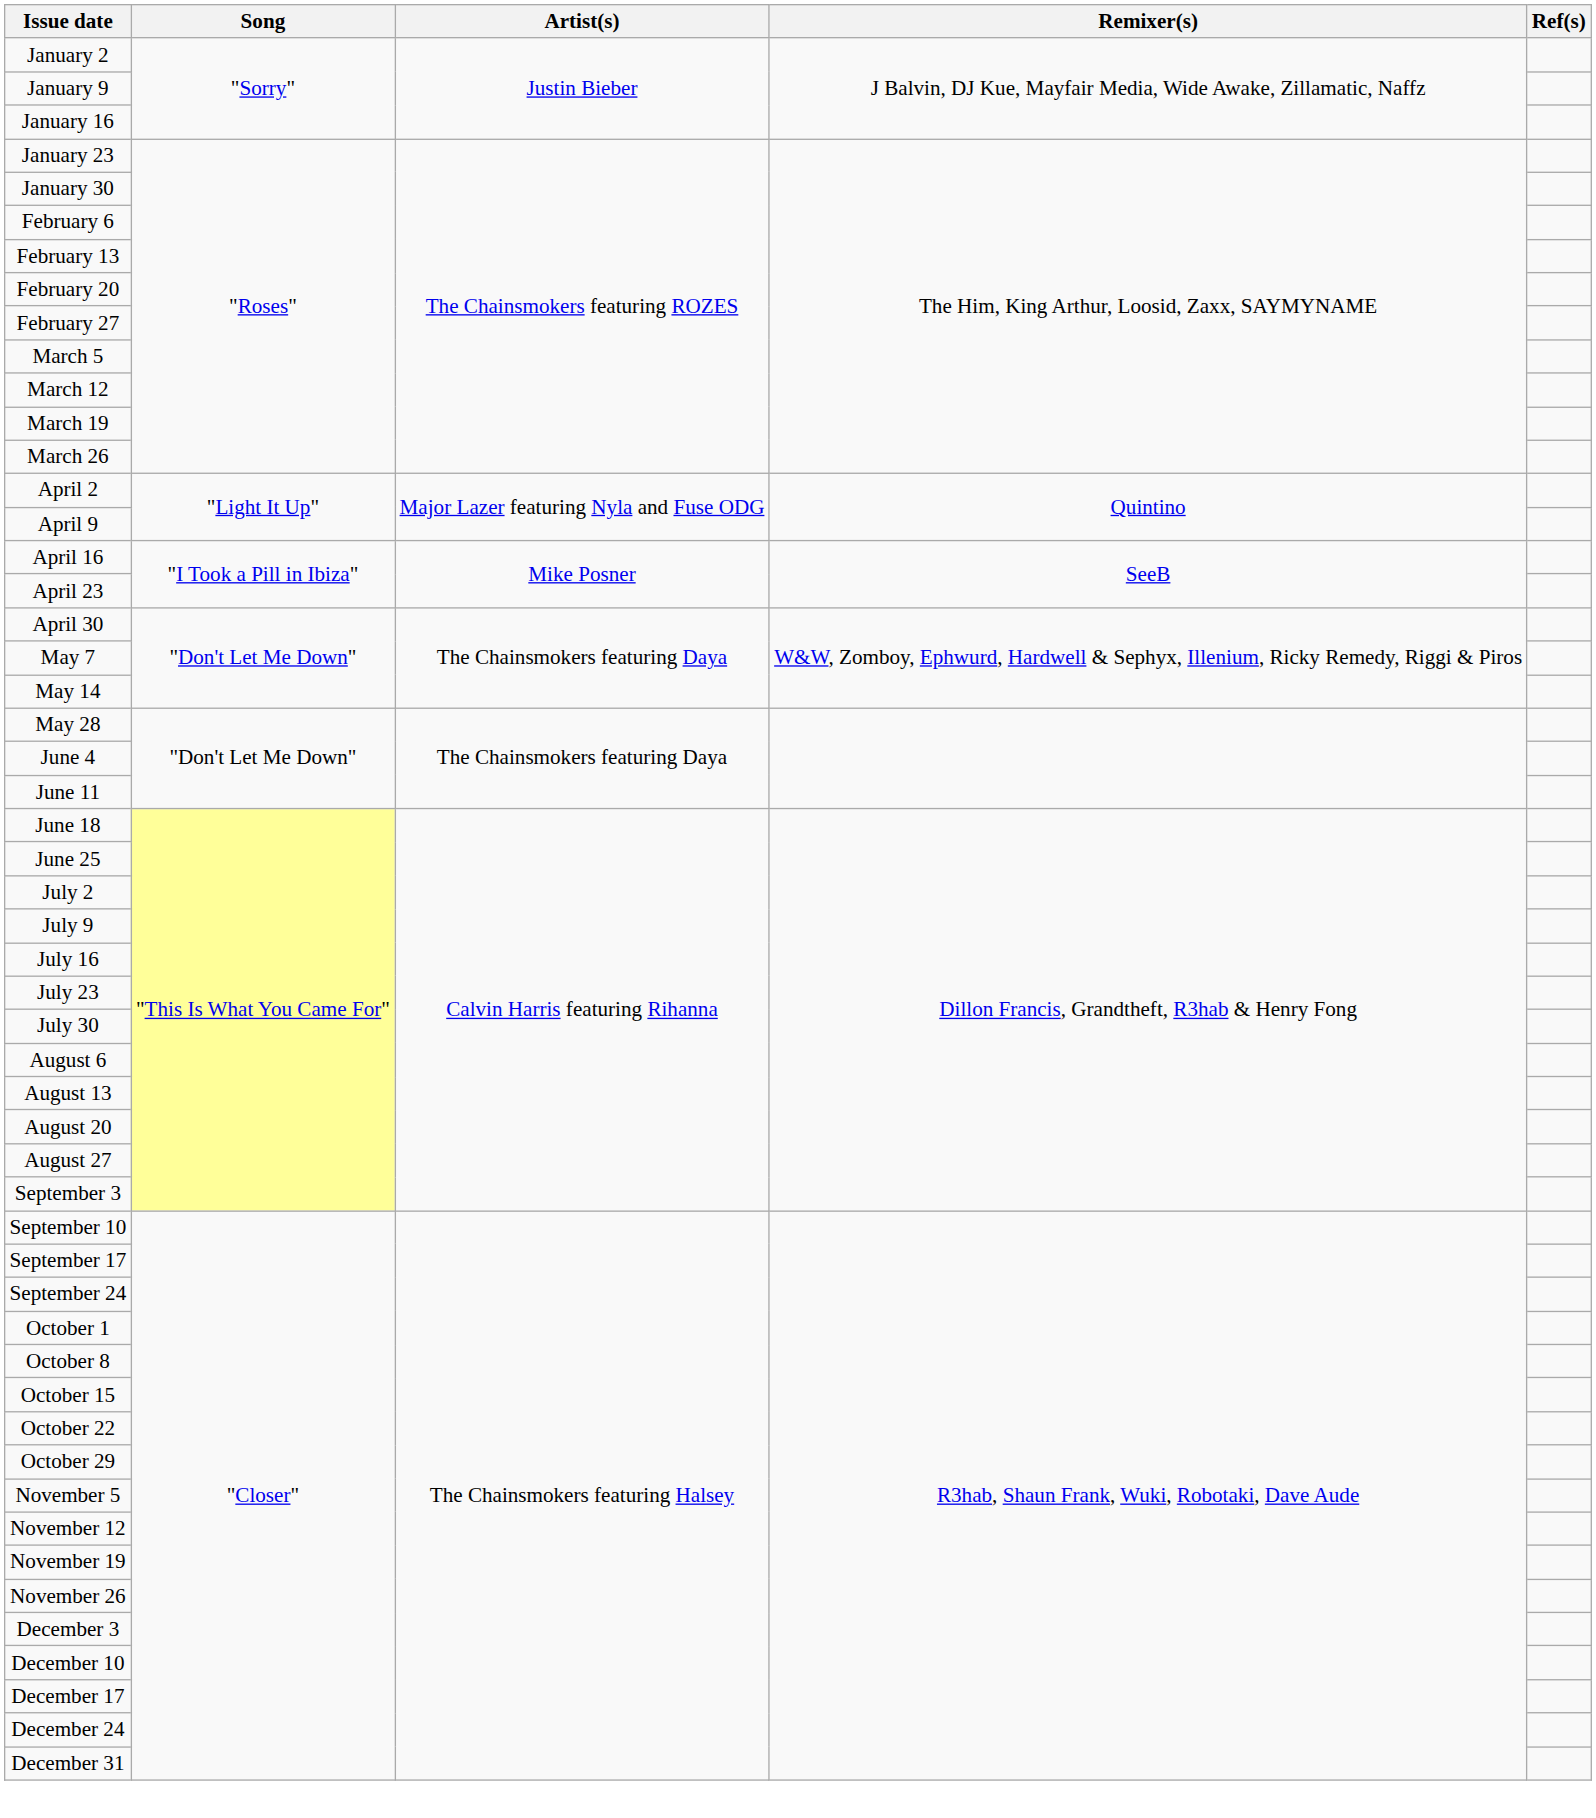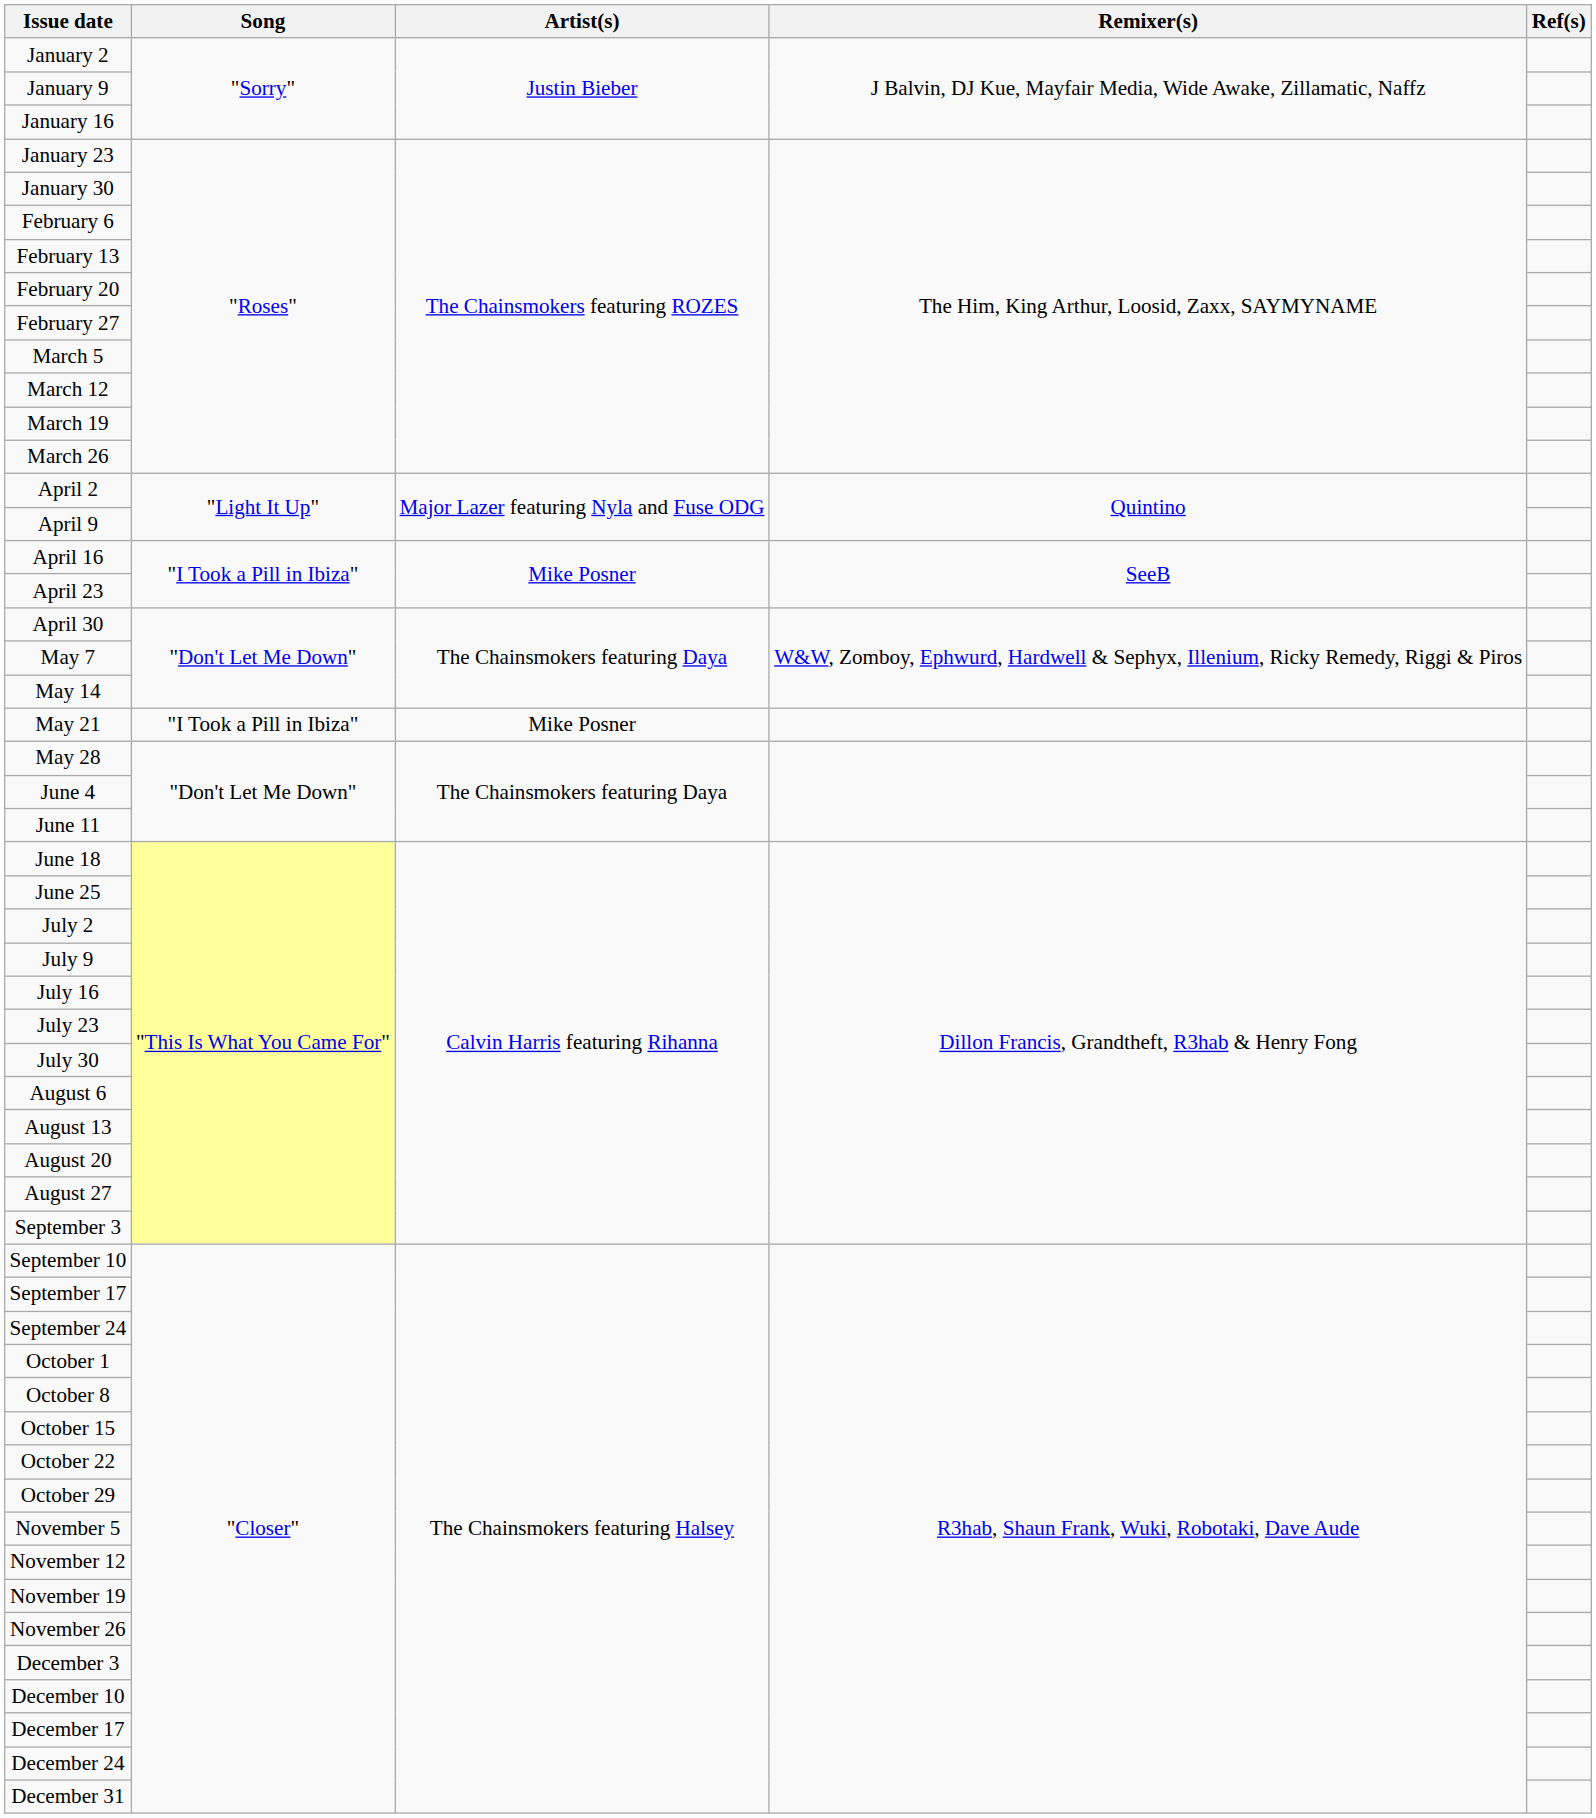+ row: (68, 724)
